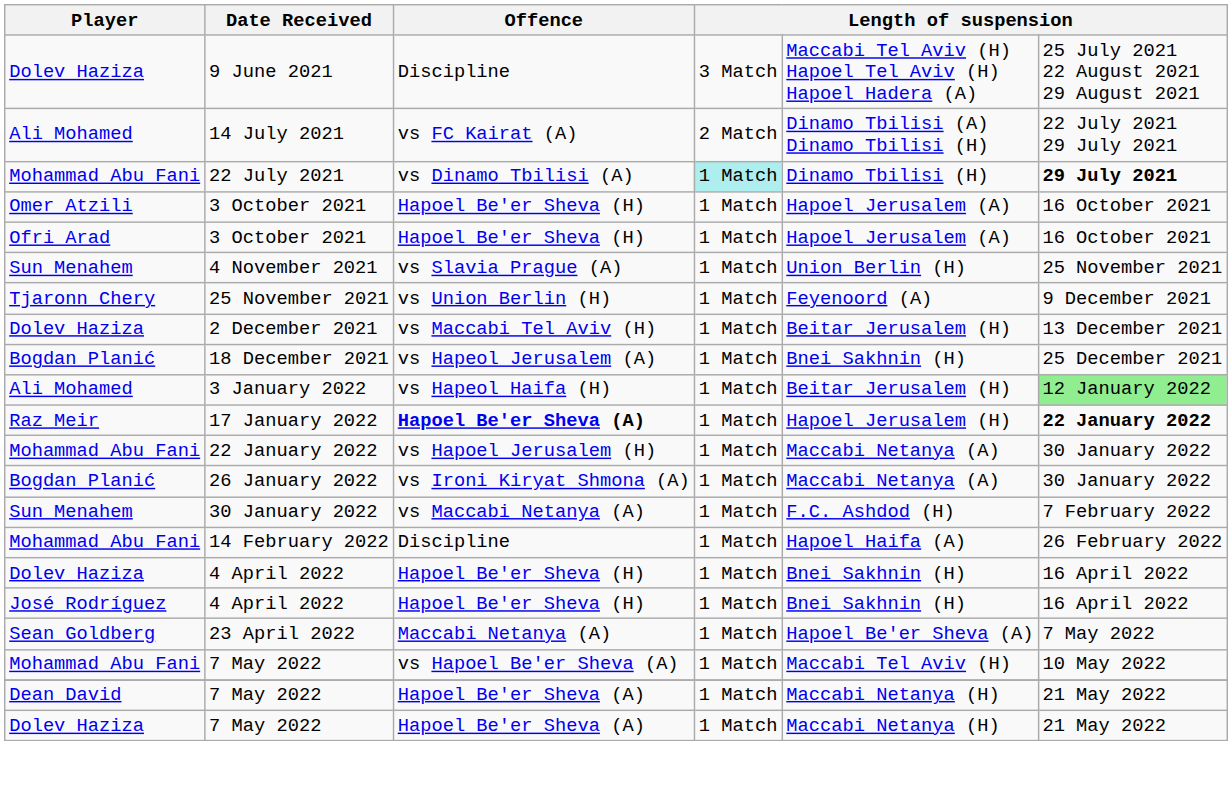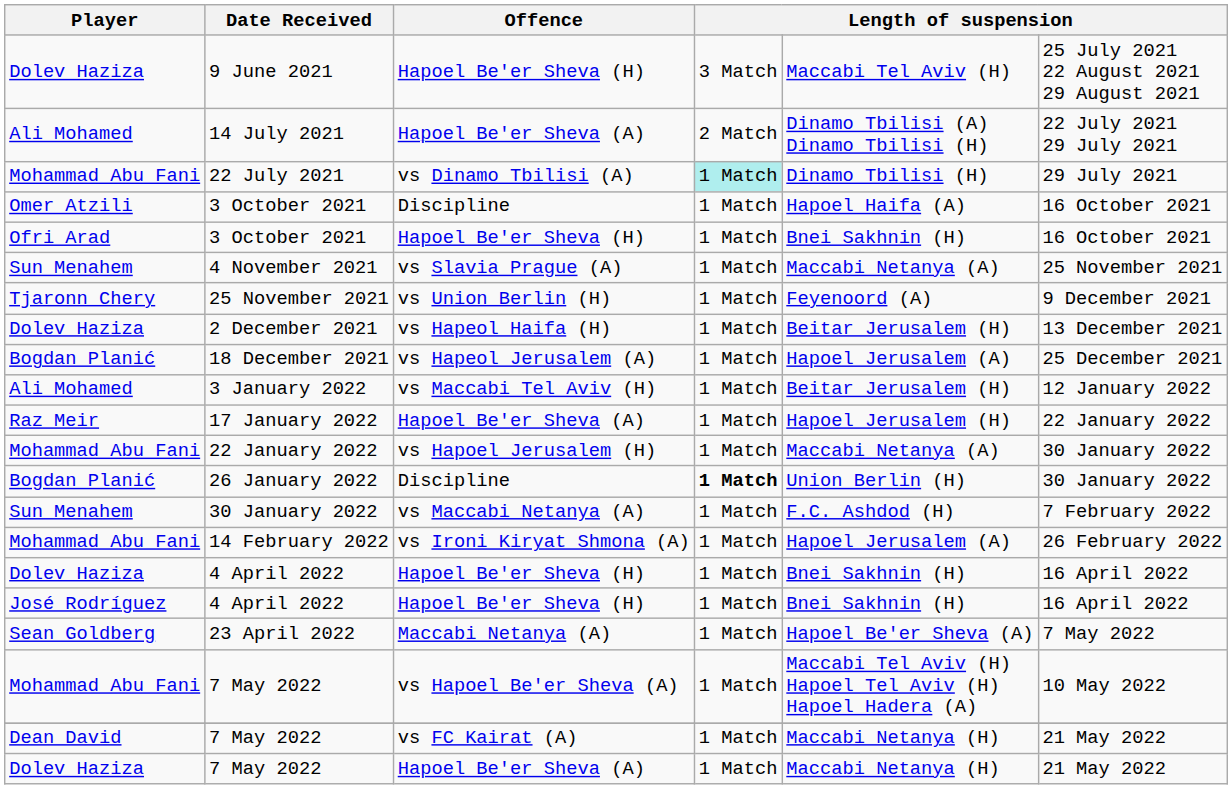(454, 72) Discipline -> (521, 72) Hapoel Be'er Sheva (H)
(899, 72) Maccabi Tel Aviv (H) Hapoel Tel Aviv (H) Hapoel Hadera (A) -> (899, 72) Maccabi Tel Aviv (H)
(488, 135) vs FC Kairat (A) -> (521, 135) Hapoel Be'er Sheva (A)
(1110, 176) bold -> (1110, 176) normal
(521, 207) Hapoel Be'er Sheva (H) -> (454, 207) Discipline
(899, 207) Hapoel Jerusalem (A) -> (876, 207) Hapoel Haifa (A)
(899, 237) Hapoel Jerusalem (A) -> (876, 237) Bnei Sakhnin (H)
(876, 268) Union Berlin (H) -> (893, 268) Maccabi Netanya (A)
(527, 329) vs Maccabi Tel Aviv (H) -> (504, 329) vs Hapeol Haifa (H)
(876, 359) Bnei Sakhnin (H) -> (899, 359) Hapoel Jerusalem (A)
(504, 390) vs Hapeol Haifa (H) -> (527, 390) vs Maccabi Tel Aviv (H)
(1127, 390) lightgreen background -> (1127, 390) no background
(521, 420) bold -> (521, 420) normal
(1127, 420) bold -> (1127, 420) normal
(544, 481) vs Ironi Kiryat Shmona (A) -> (454, 481) Discipline
(738, 481) normal -> (738, 481) bold
(893, 481) Maccabi Netanya (A) -> (876, 481) Union Berlin (H)
(454, 542) Discipline -> (544, 542) vs Ironi Kiryat Shmona (A)
(876, 542) Hapoel Haifa (A) -> (899, 542) Hapoel Jerusalem (A)
(899, 664) Maccabi Tel Aviv (H) -> (899, 686) Maccabi Tel Aviv (H) Hapoel Tel Aviv (H) Hapoel Hadera (A)
(521, 695) Hapoel Be'er Sheva (A) -> (488, 738) vs FC Kairat (A)
